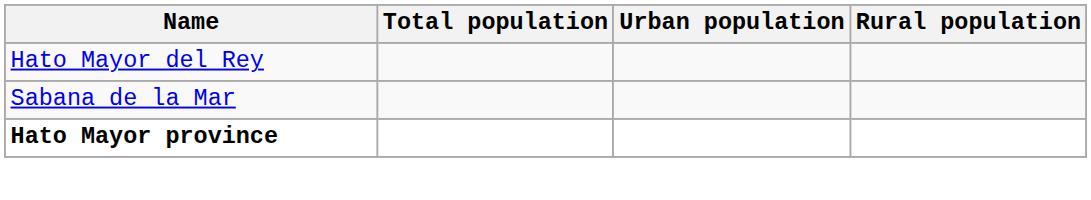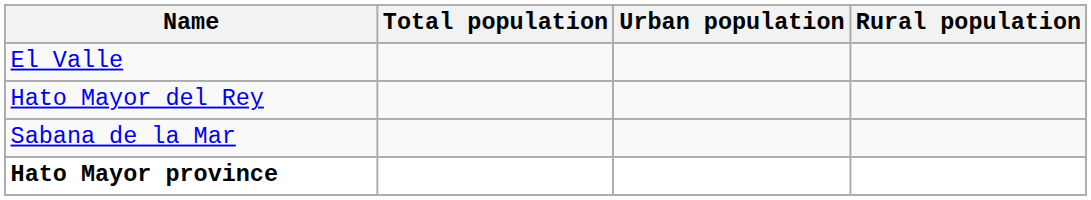+ row: (67, 62)
